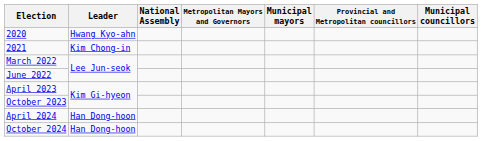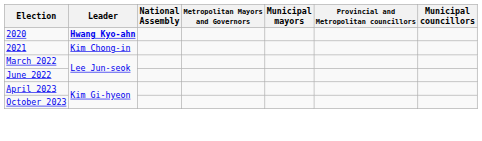(103, 34) normal -> (103, 34) bold
- row: (31, 116)
- row: (36, 129)
